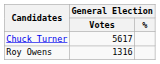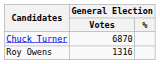(122, 39) 5617 -> (122, 39) 6870
